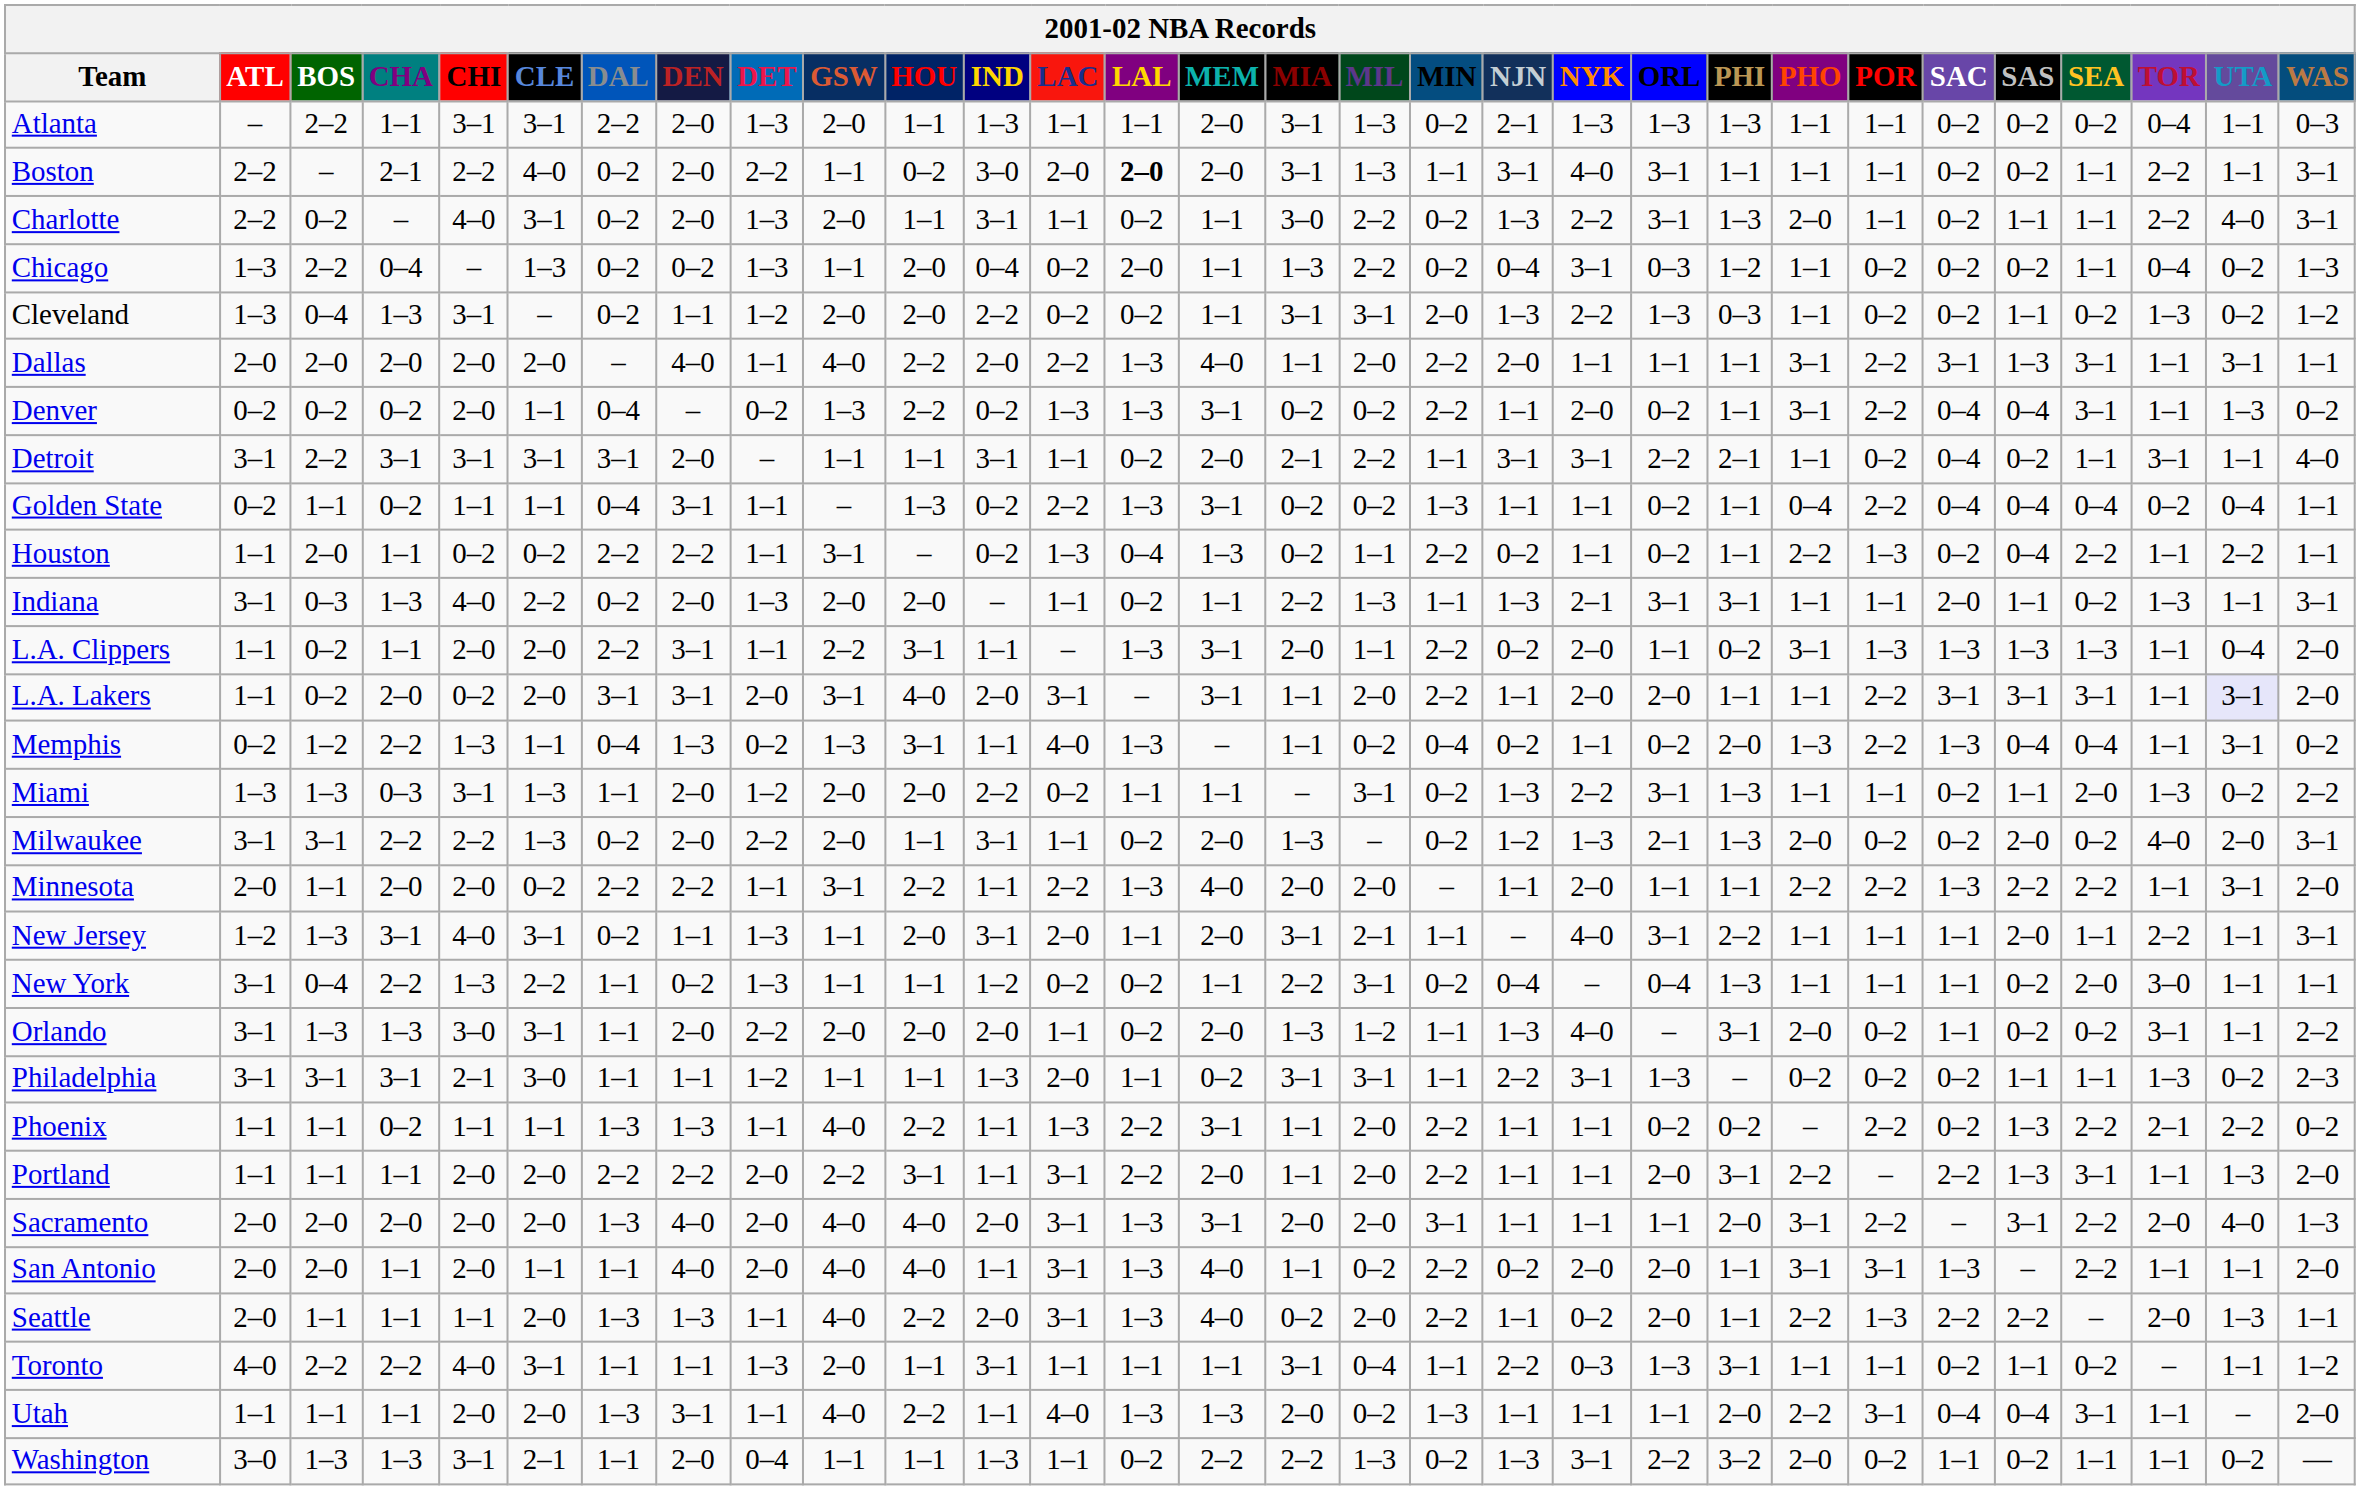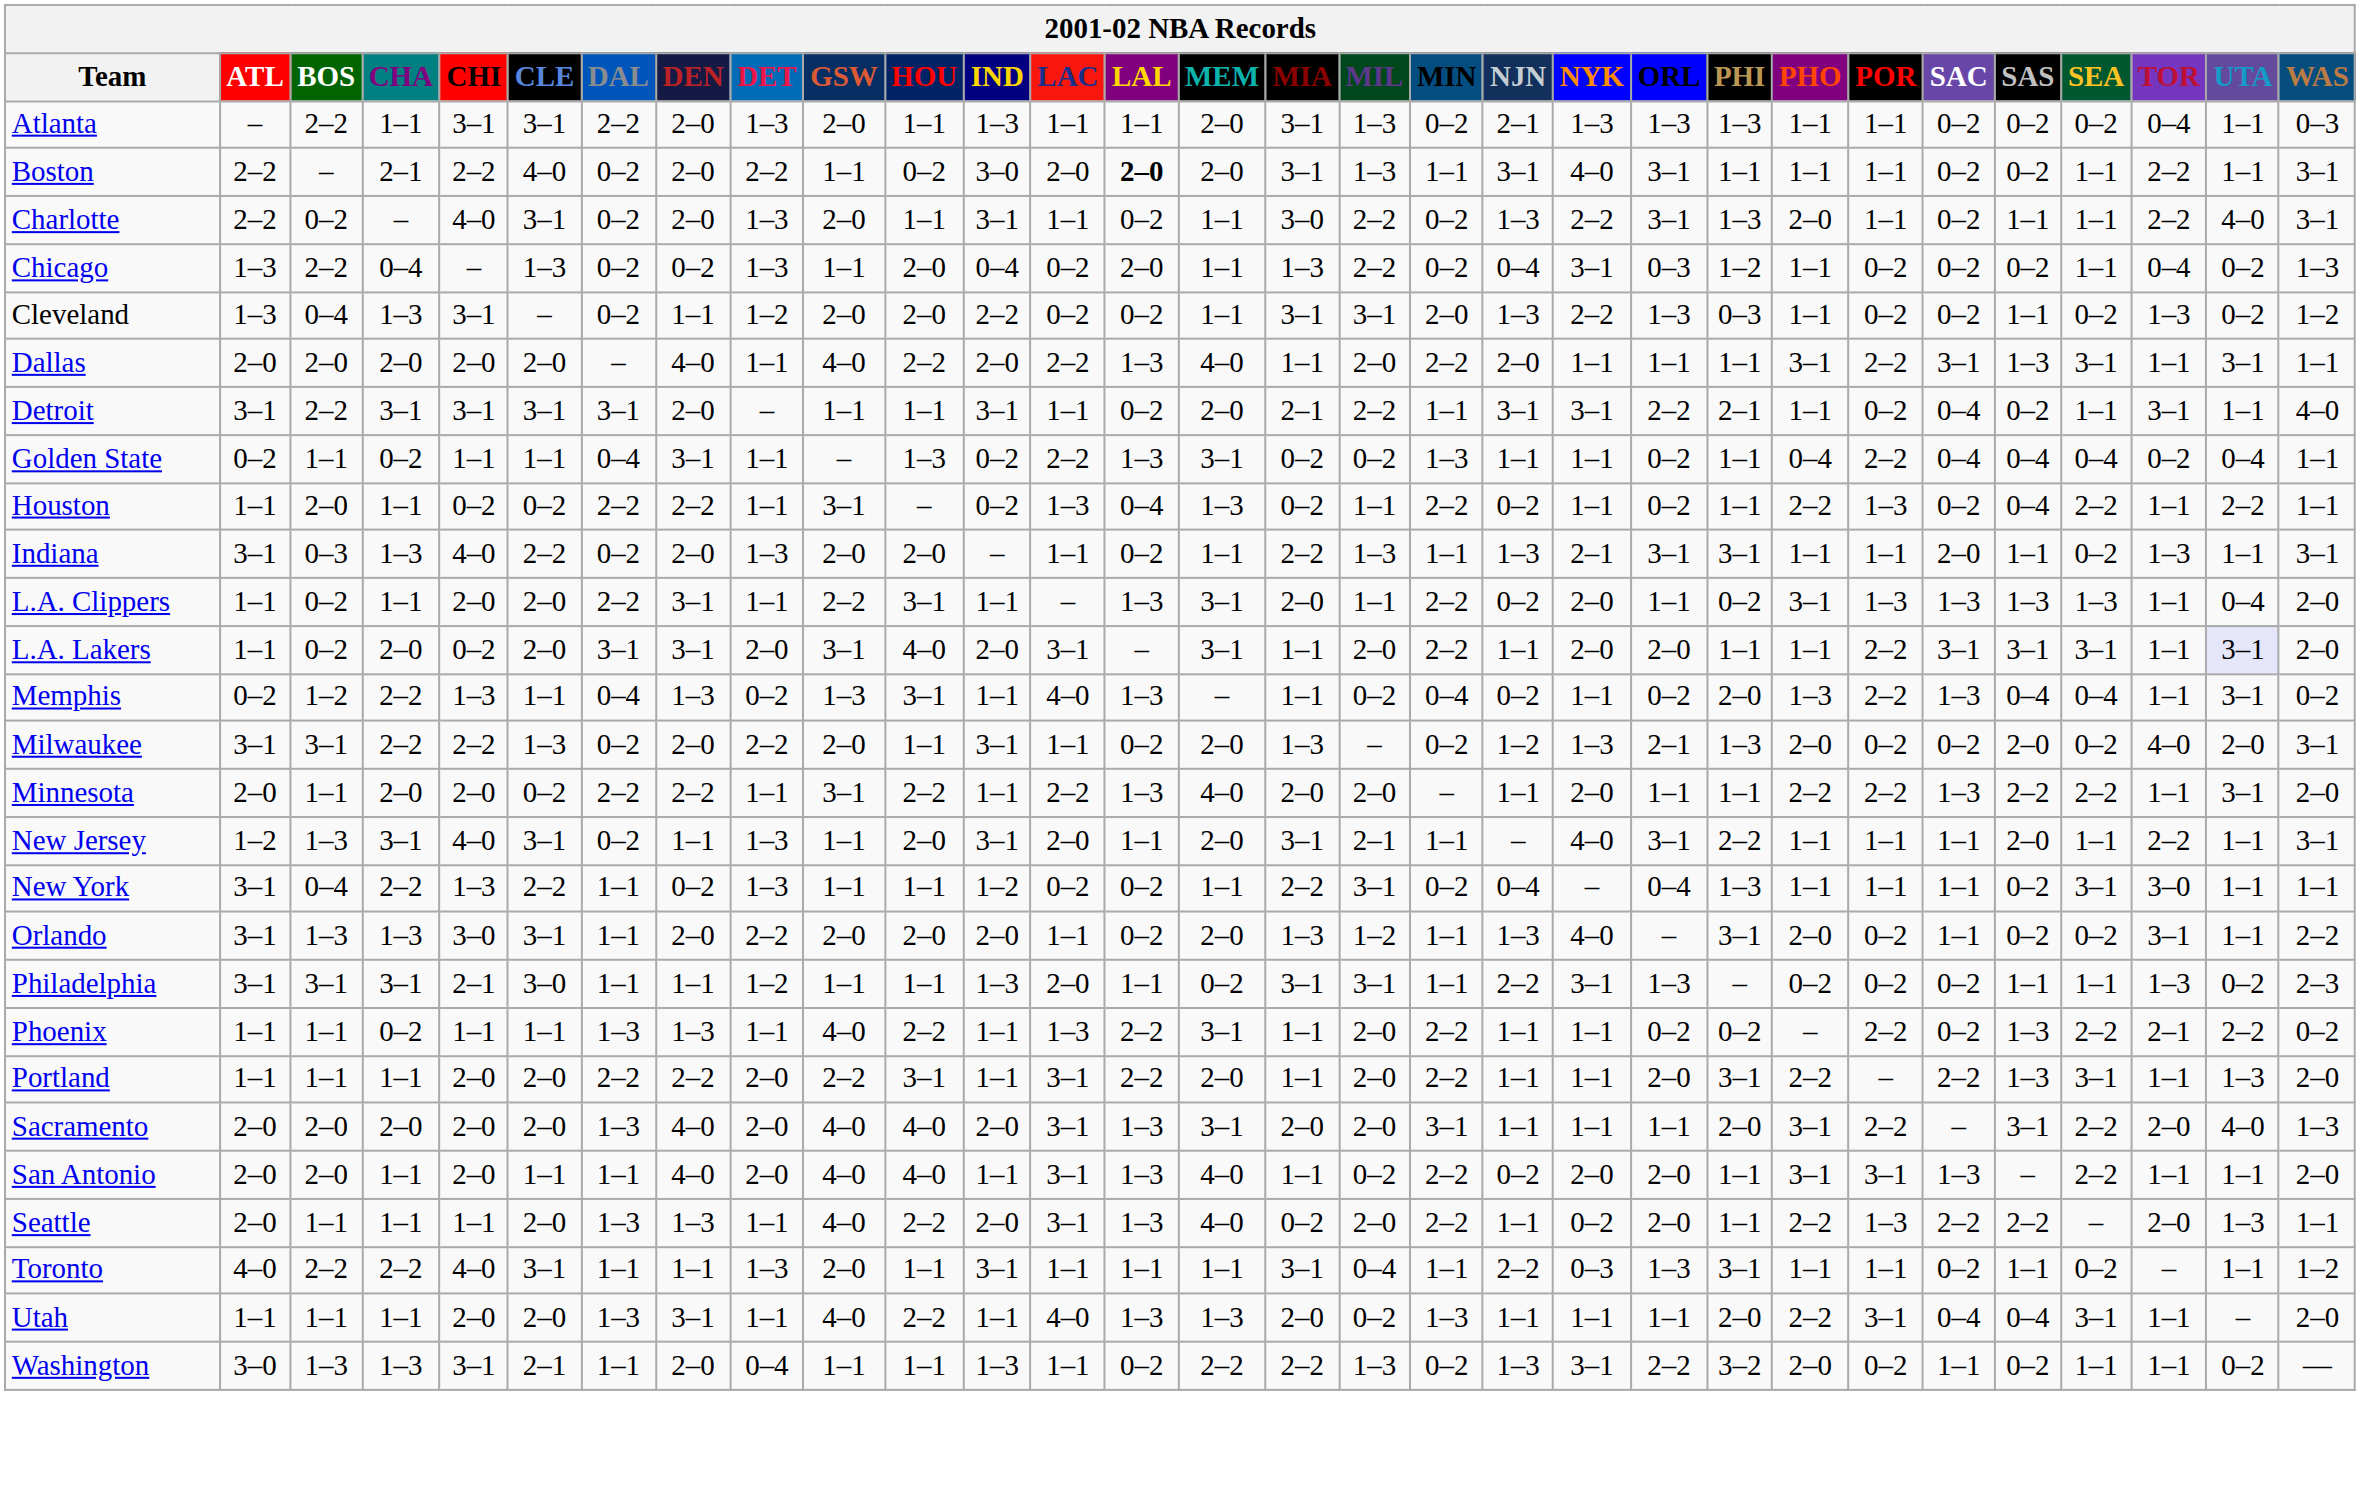- row: (54, 410)
- row: (50, 792)
(2096, 983) 2–0 -> (2096, 888) 3–1
